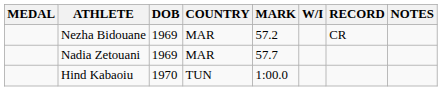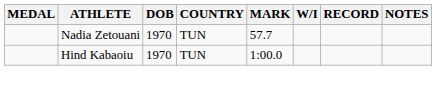- row: (103, 34)
(165, 55) 1969 -> (159, 34) 1970
(200, 55) MAR -> (193, 34) TUN
